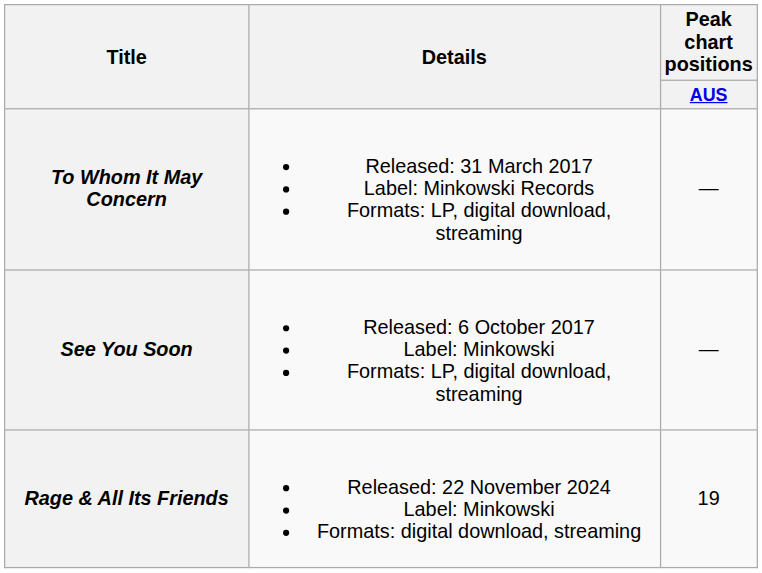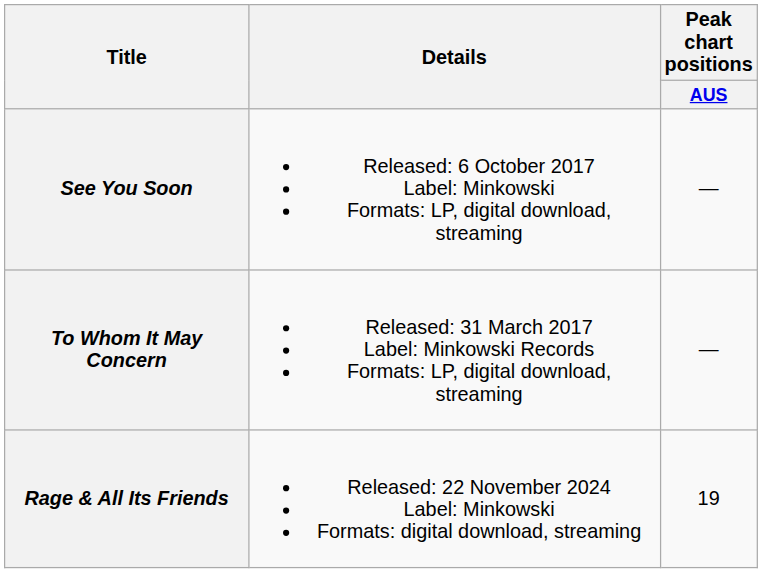rows swapped: (127, 189) <-> (127, 349)
